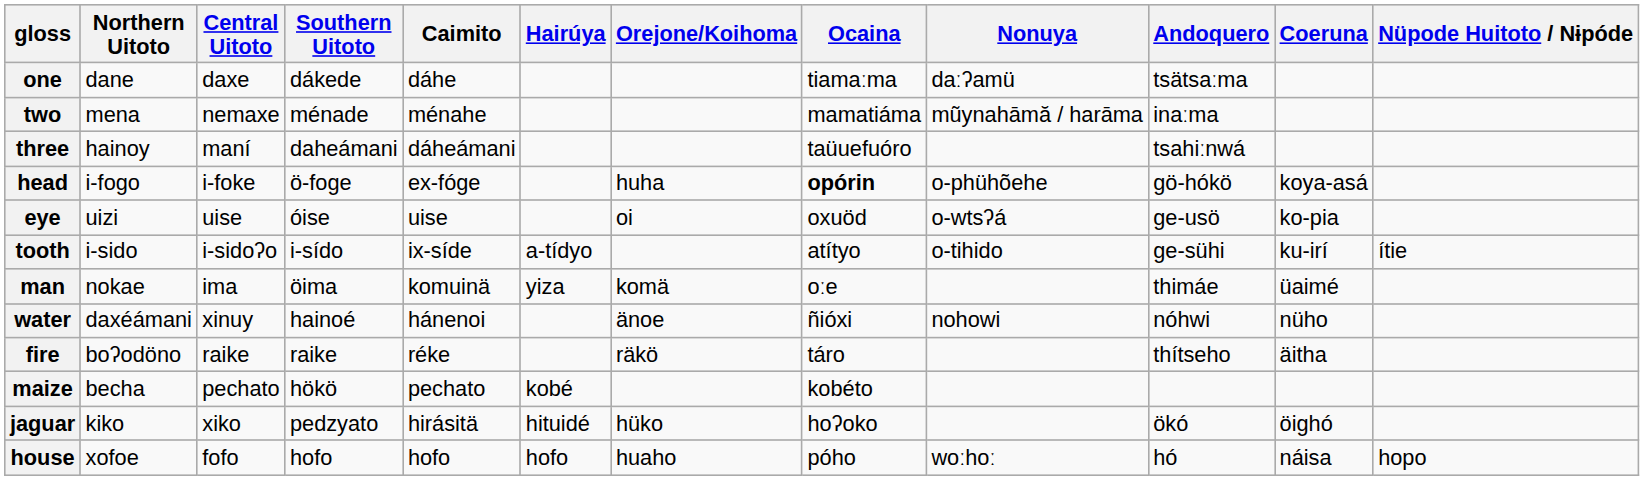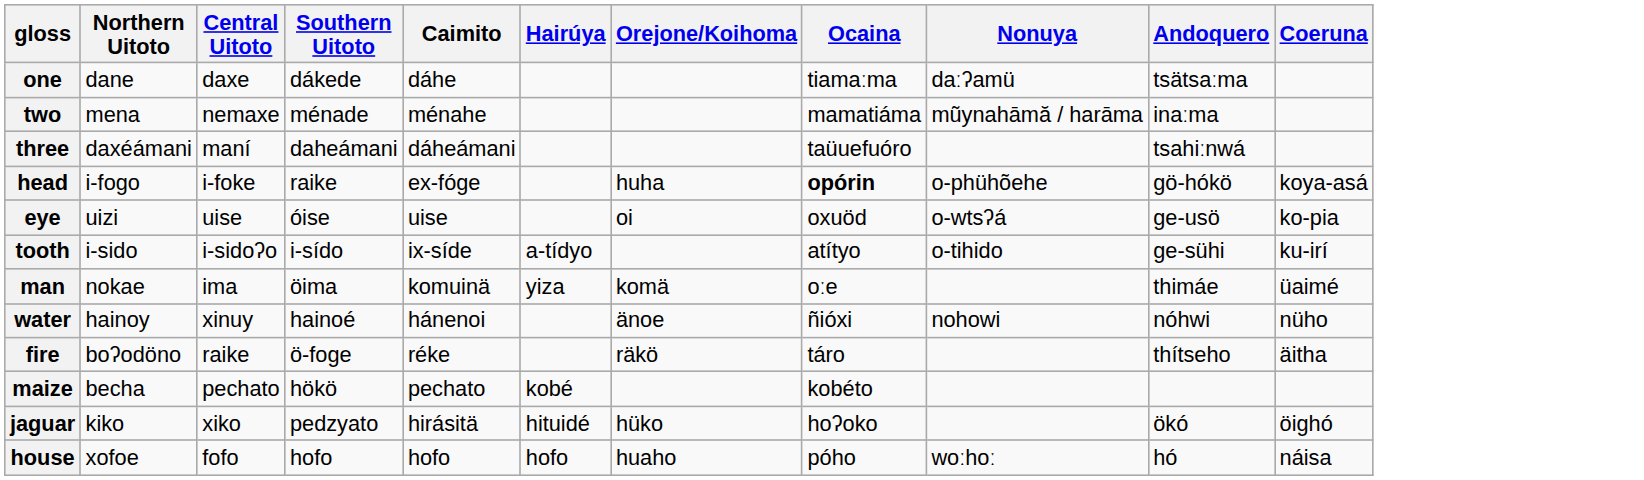- column: (1506, 34)
(118, 148) hainoy -> (139, 148) daxéámani
(321, 183) ö-foge -> (314, 183) raike
(139, 320) daxéámani -> (118, 320) hainoy
(314, 354) raike -> (321, 354) ö-foge
